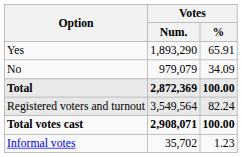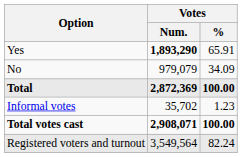(174, 50) normal -> (174, 50) bold
rows swapped: (41, 143) <-> (76, 106)
